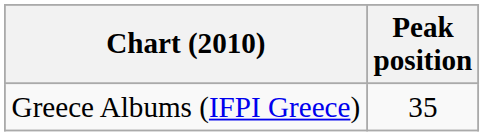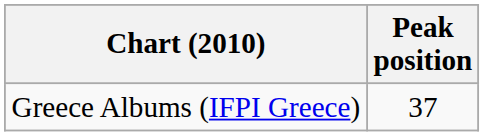(423, 106) 35 -> (423, 106) 37
